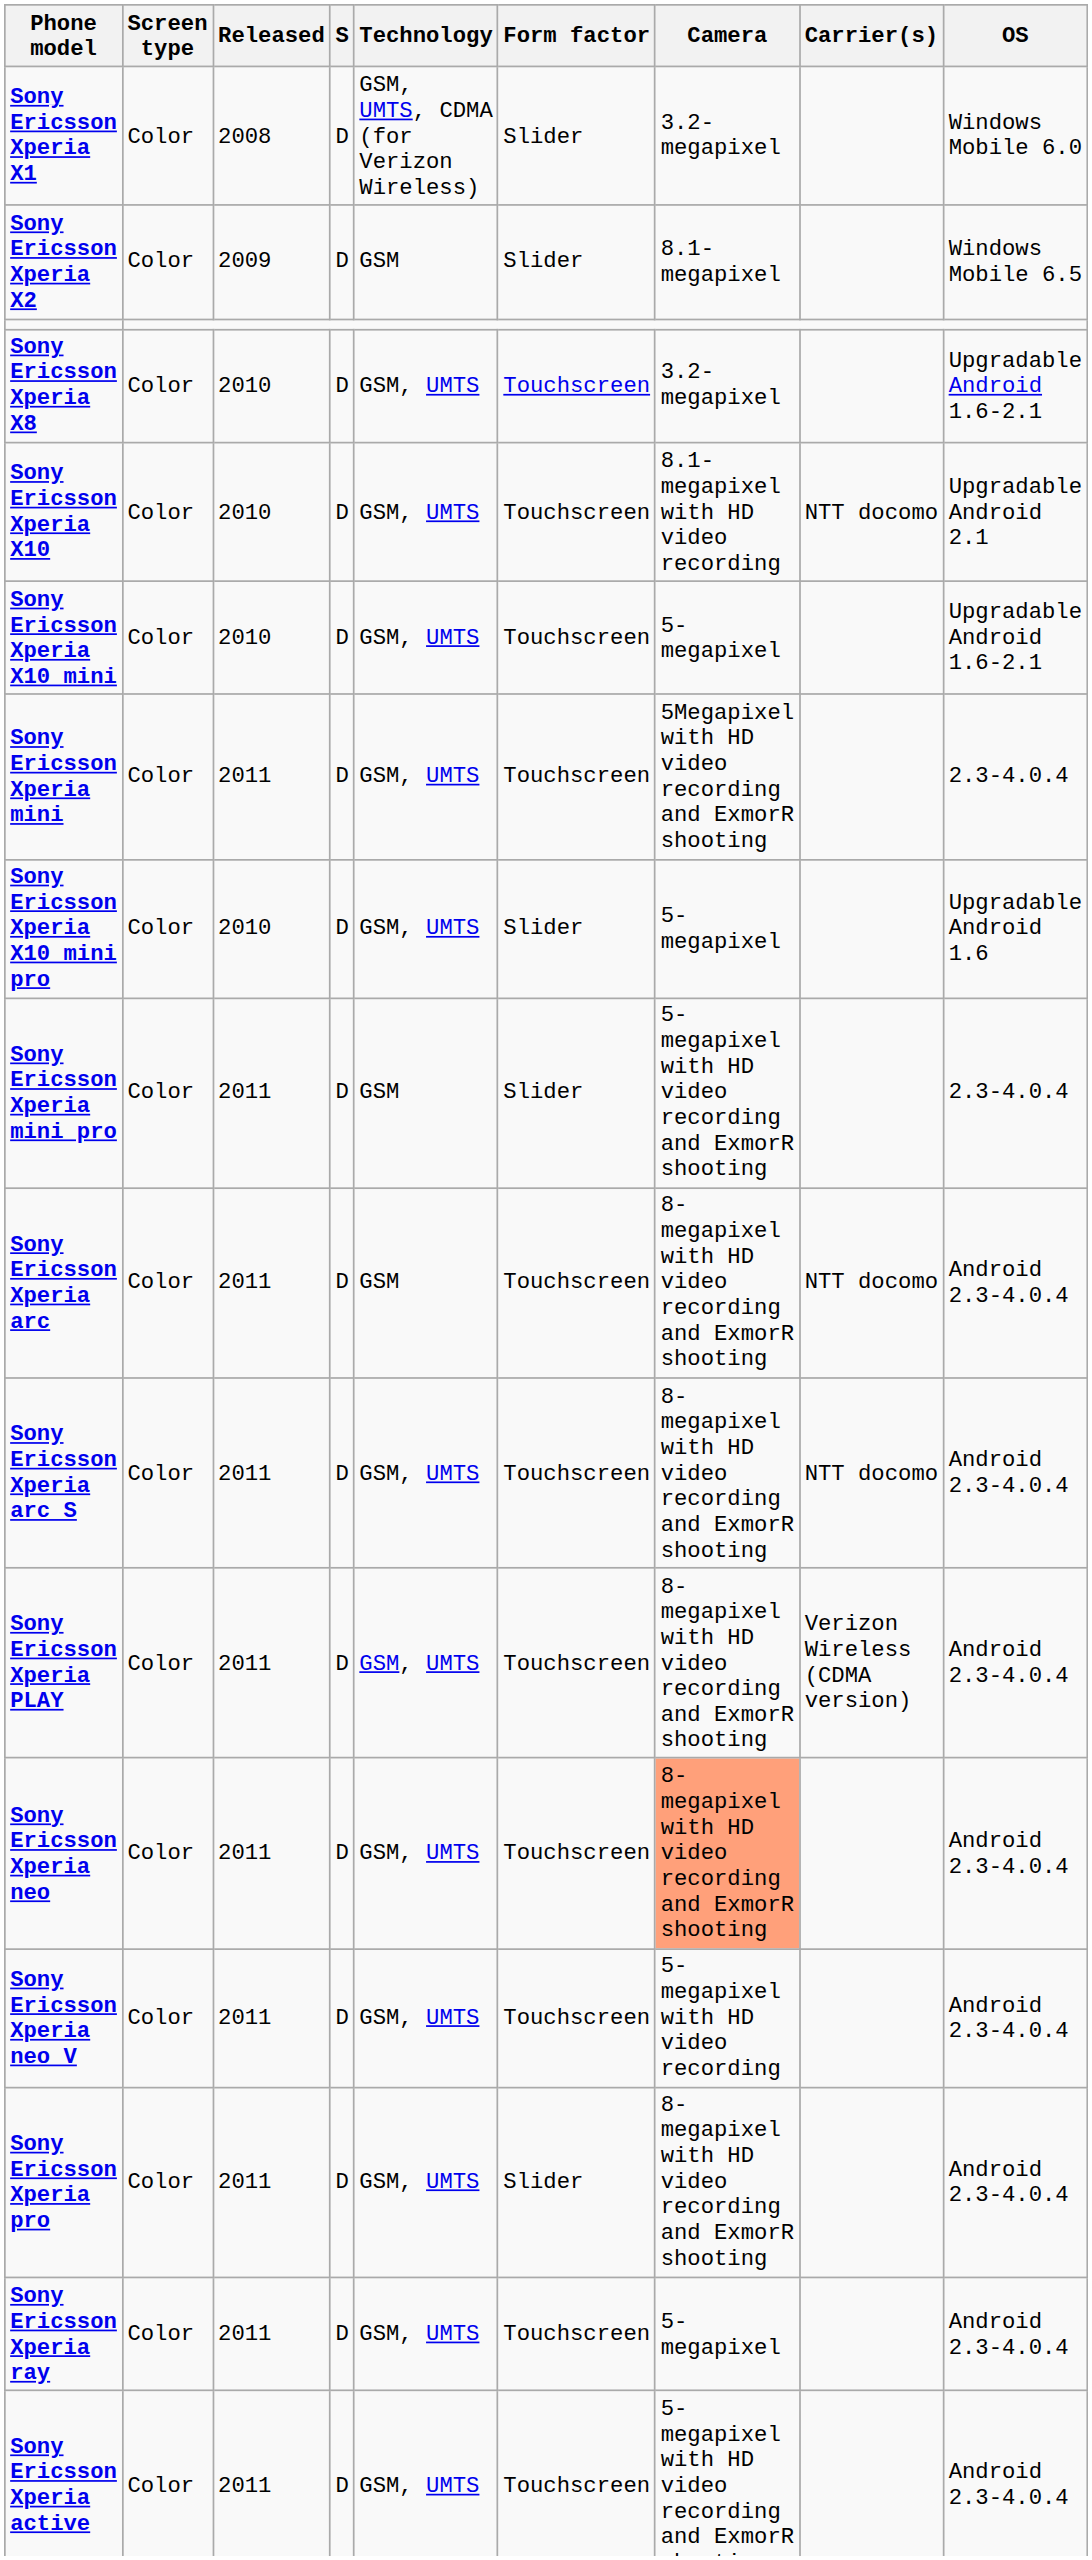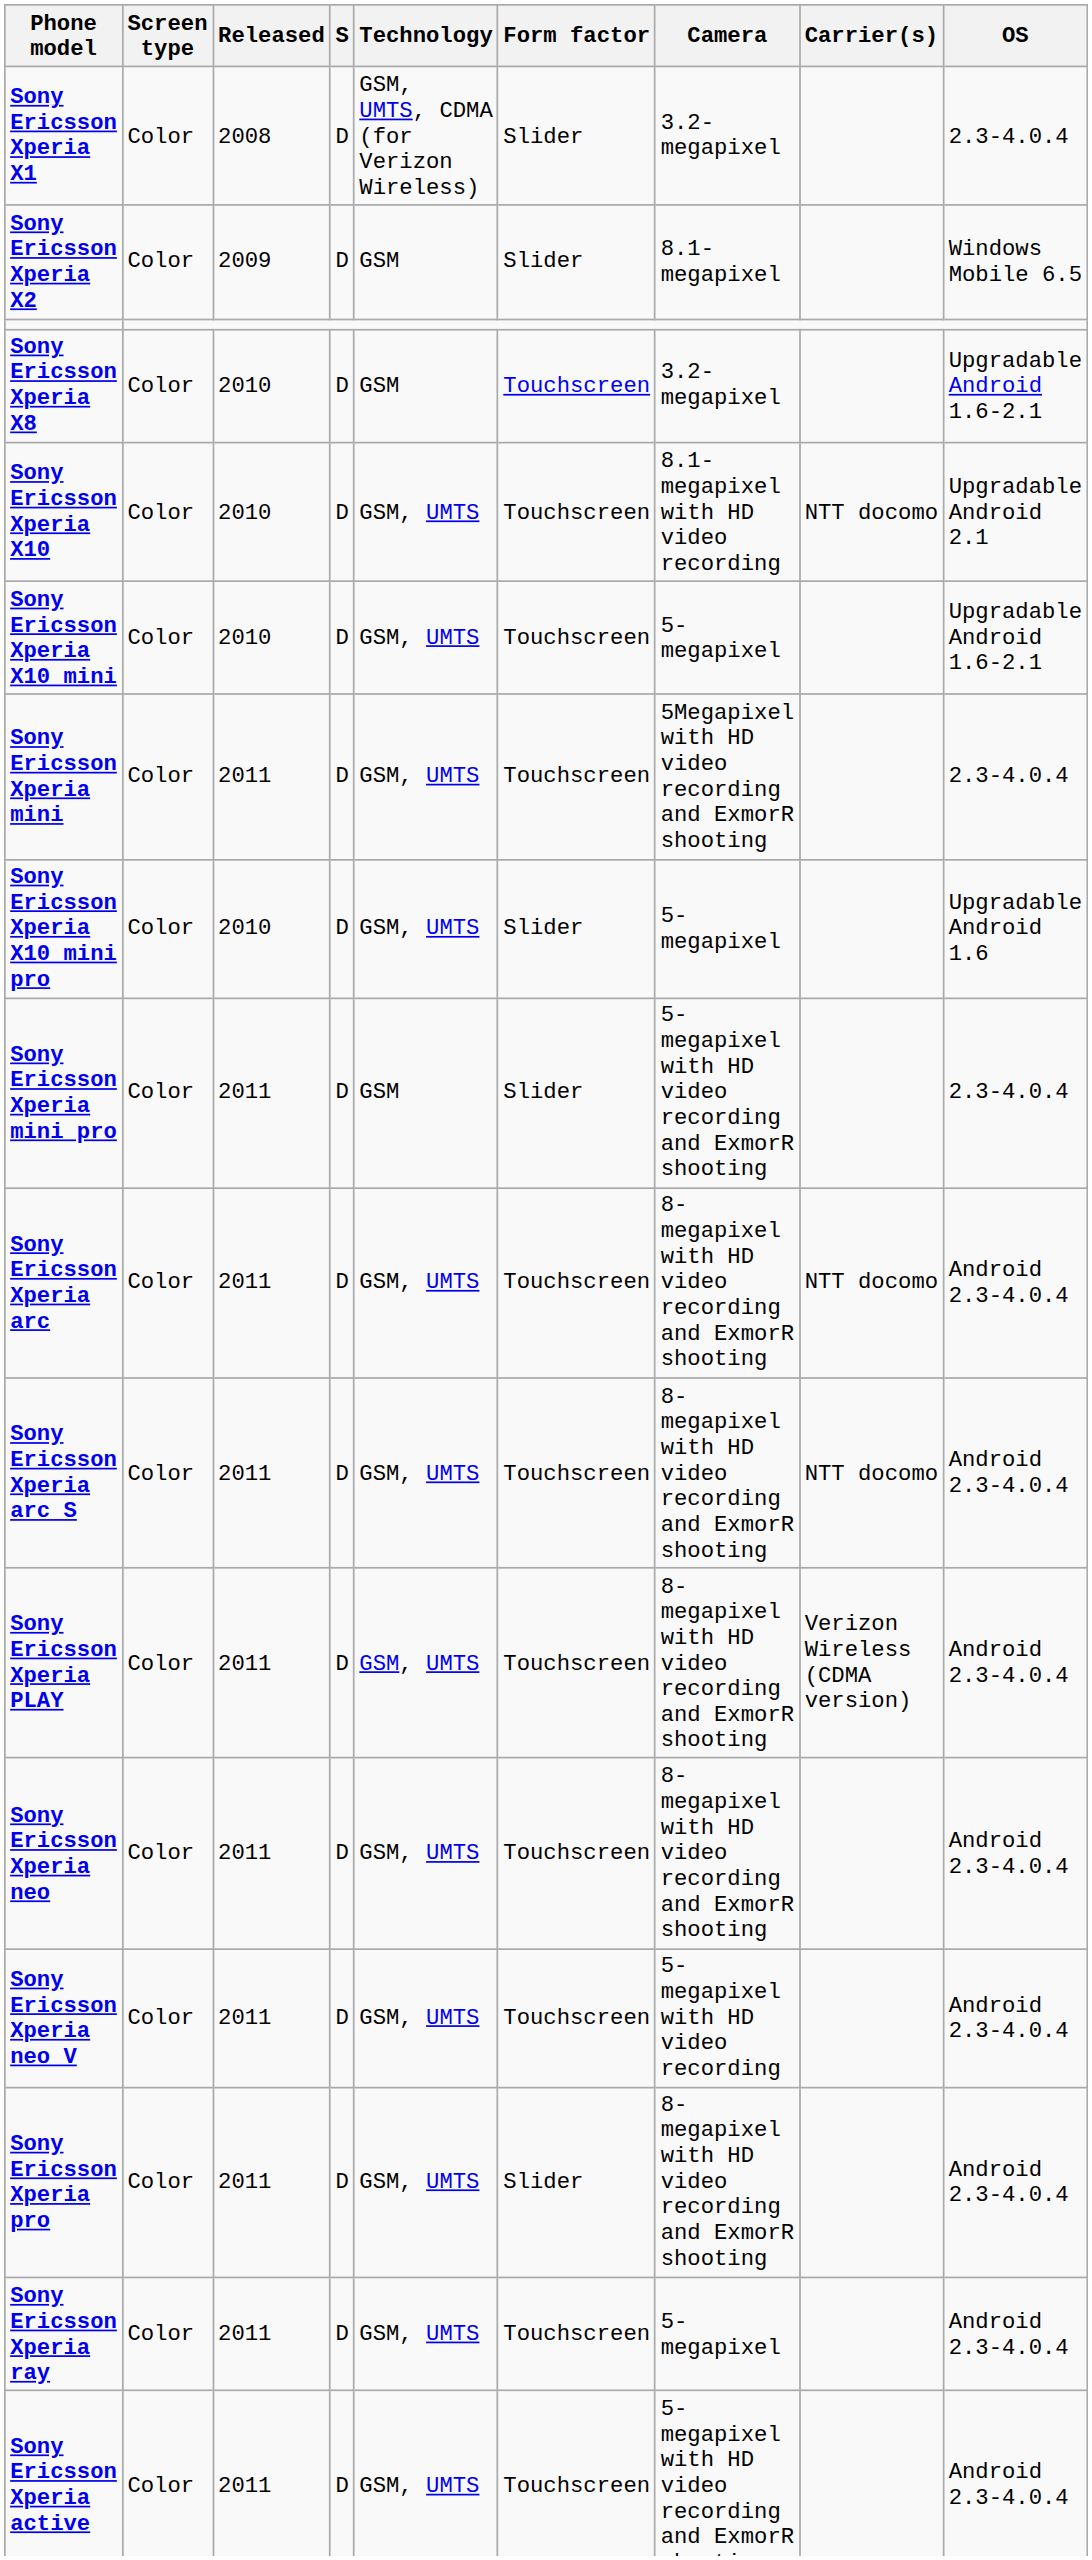(1015, 136) Windows Mobile 6.0 -> (1009, 136) 2.3-4.0.4
(419, 386) GSM, UMTS -> (379, 386) GSM
(379, 1283) GSM -> (419, 1283) GSM, UMTS
(727, 1853) lightsalmon background -> (727, 1853) no background
